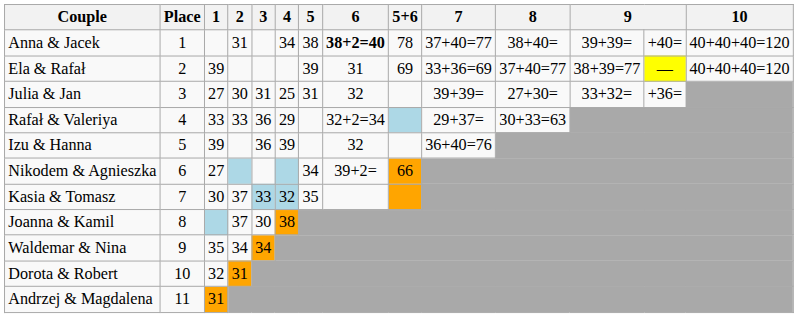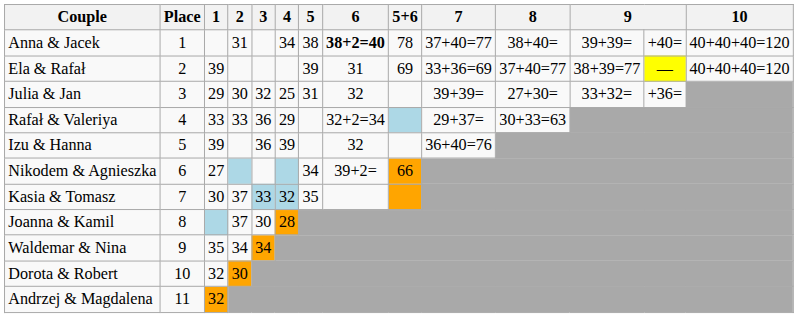(216, 94) 27 -> (216, 94) 29
(263, 94) 31 -> (263, 94) 32
(287, 222) 38 -> (287, 222) 28
(240, 273) 31 -> (240, 273) 30
(216, 299) 31 -> (216, 299) 32
